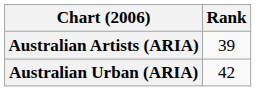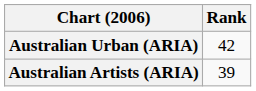rows swapped: (104, 45) <-> (104, 72)
